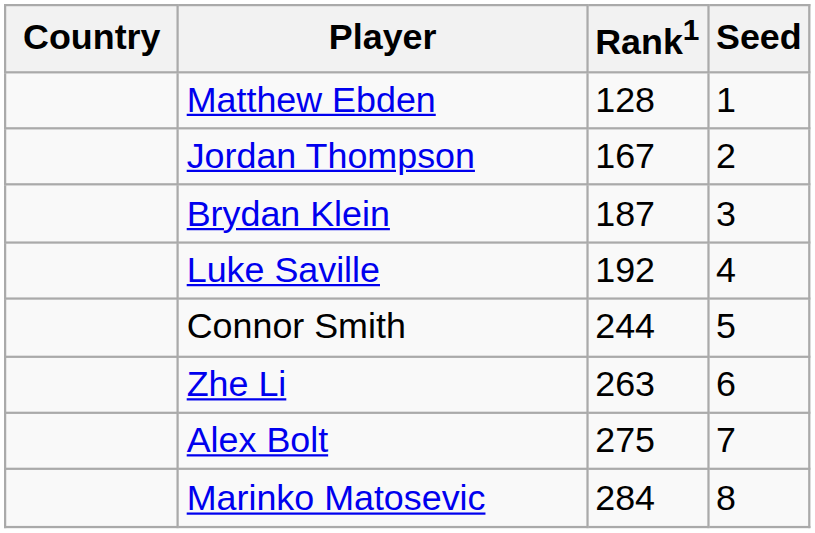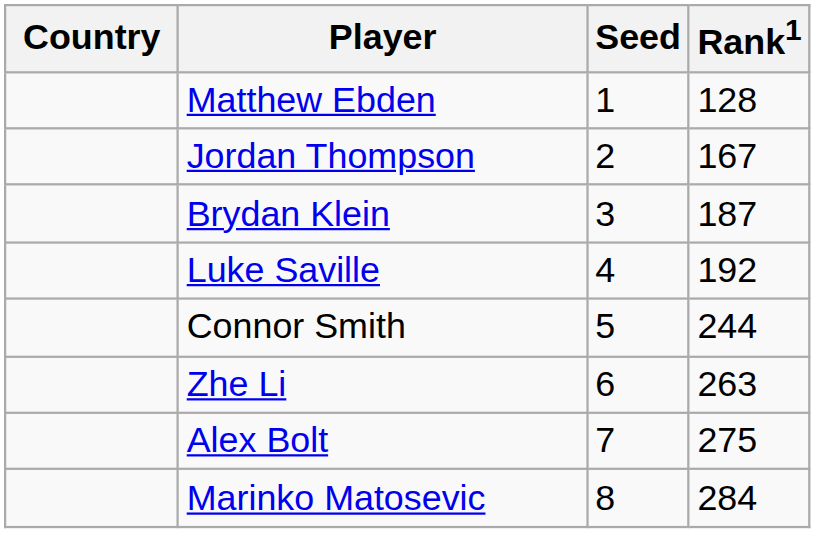columns swapped: (647, 37) <-> (759, 37)
